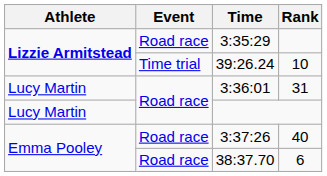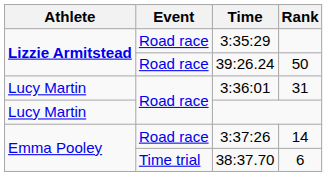(170, 65) Time trial -> (174, 65) Road race
(300, 65) 10 -> (300, 65) 50
(300, 136) 40 -> (300, 136) 14
(174, 160) Road race -> (170, 160) Time trial
